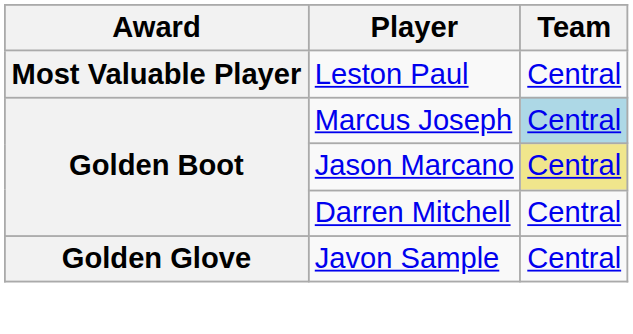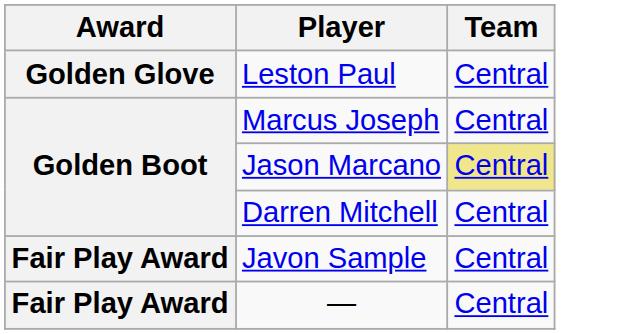(156, 73) Most Valuable Player -> (120, 73) Golden Glove
(574, 119) lightblue background -> (501, 119) no background
(156, 258) Golden Glove -> (120, 258) Fair Play Award
+ row: (341, 304)
